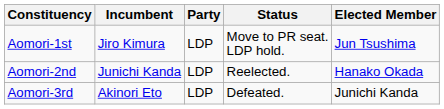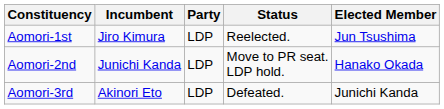(278, 43) Move to PR seat. LDP hold. -> (258, 36) Reelected.
(258, 72) Reelected. -> (278, 64) Move to PR seat. LDP hold.
